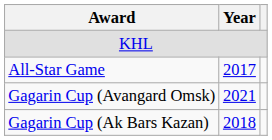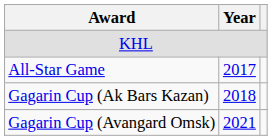rows swapped: (109, 122) <-> (112, 95)
